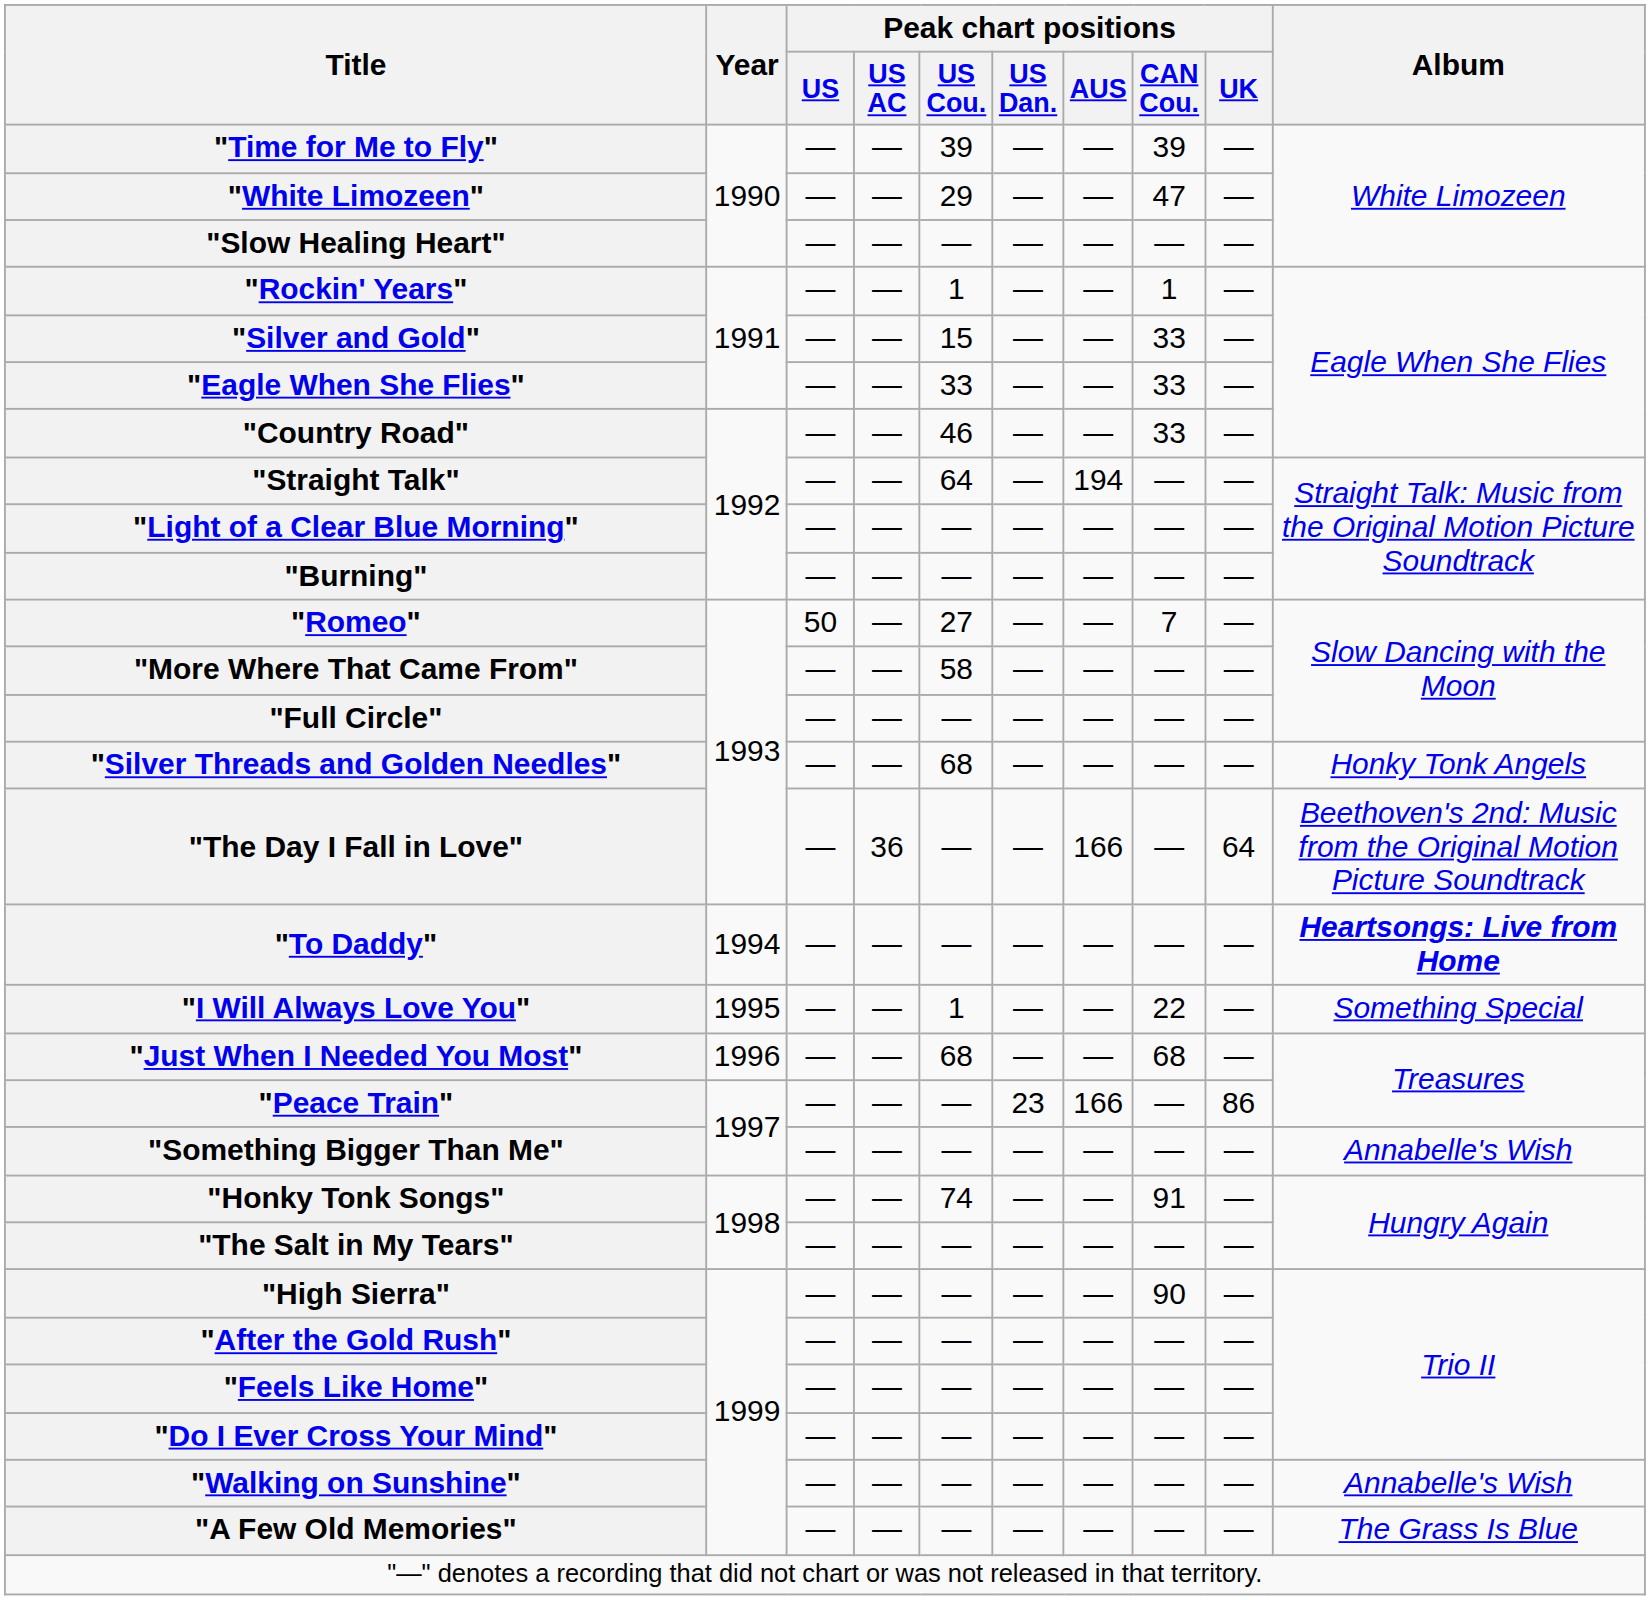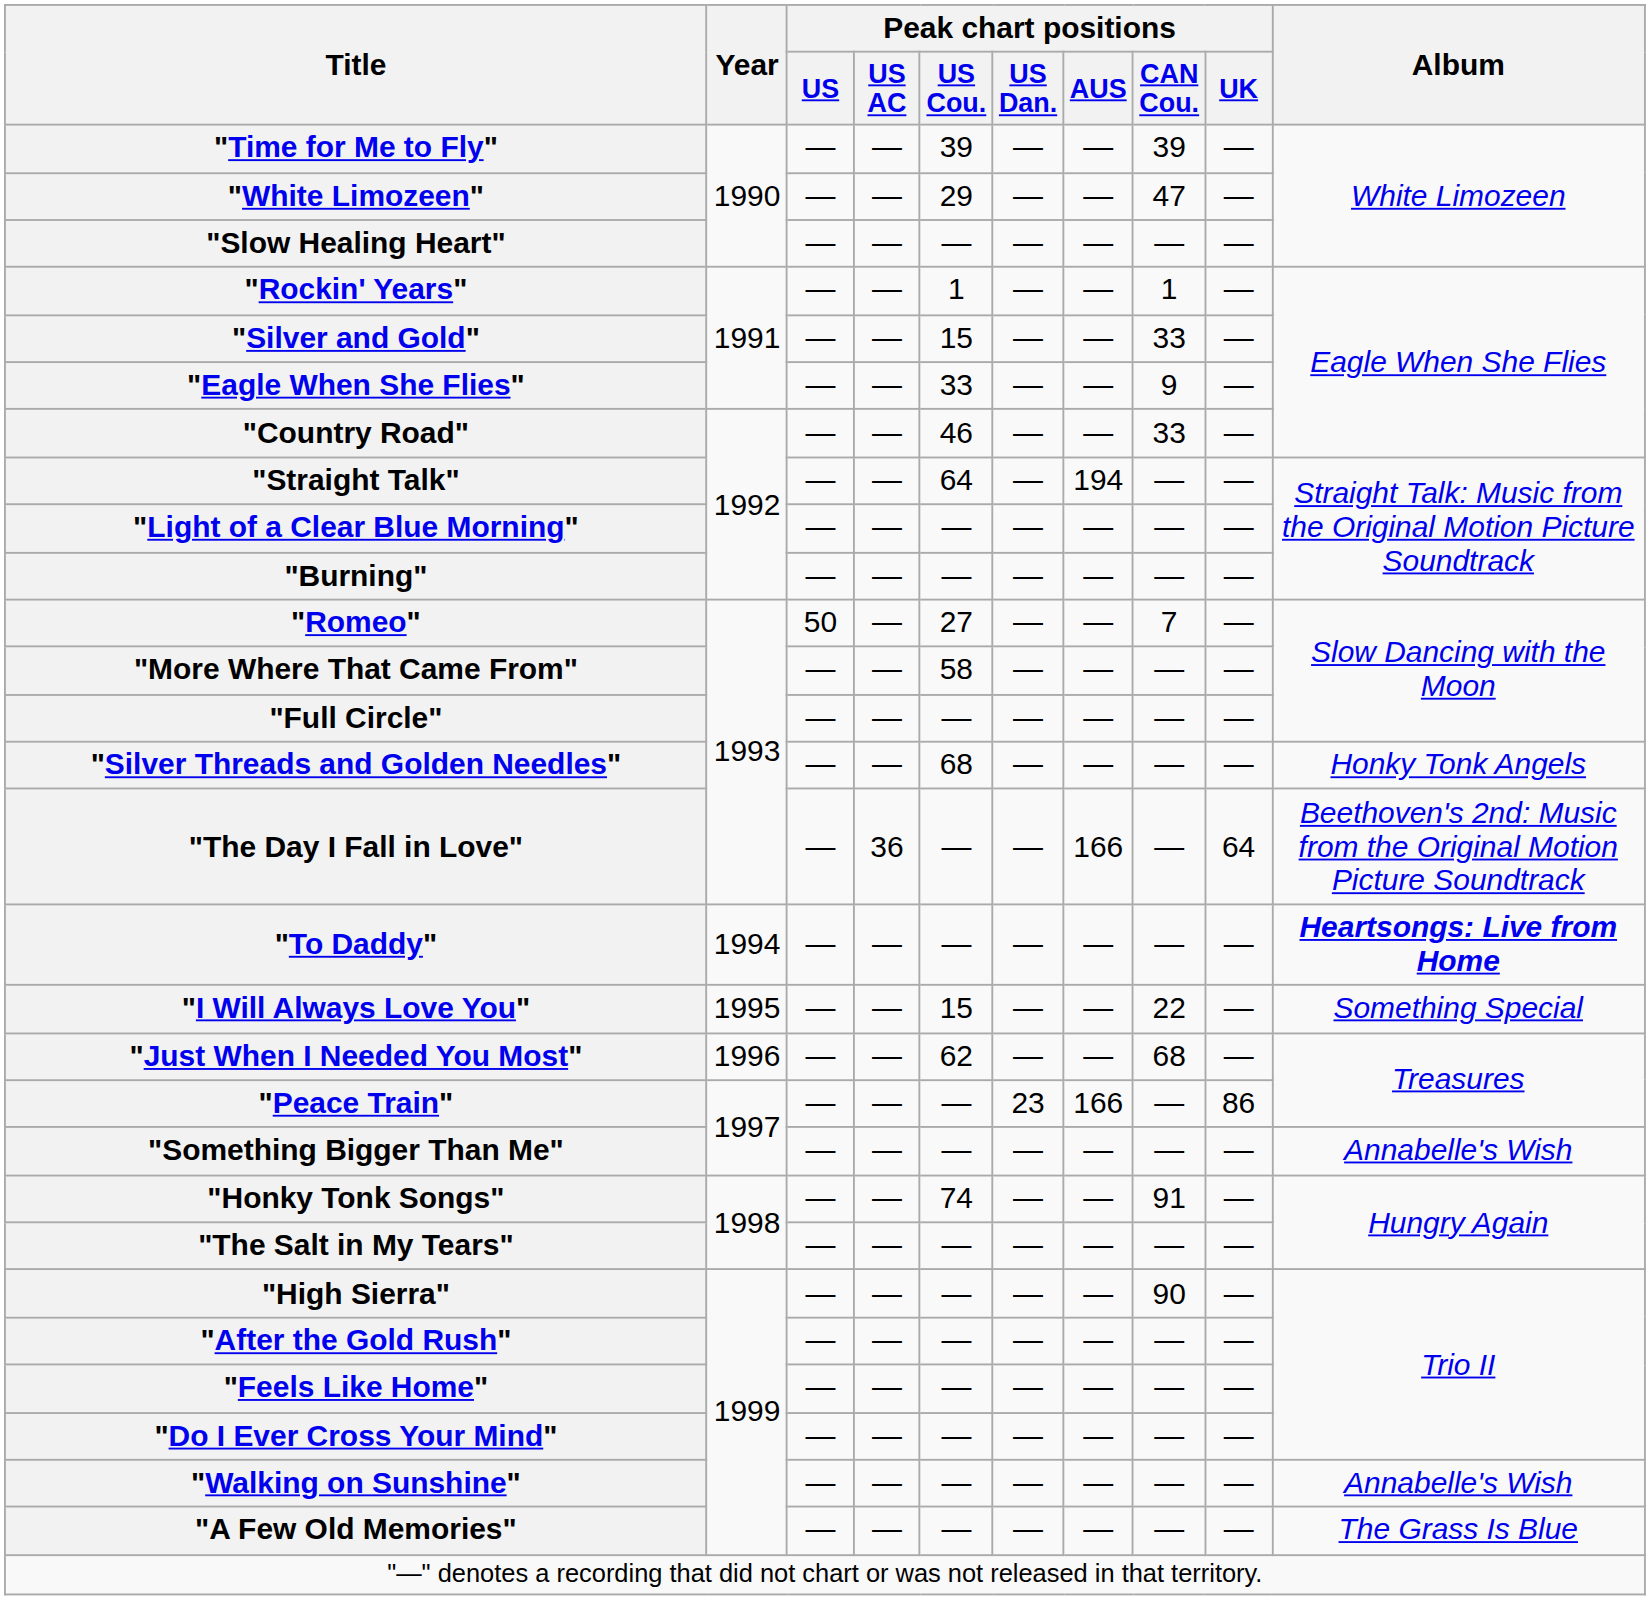(1169, 385) 33 -> (1169, 385) 9
(956, 1008) 1 -> (956, 1008) 15
(956, 1055) 68 -> (956, 1055) 62
